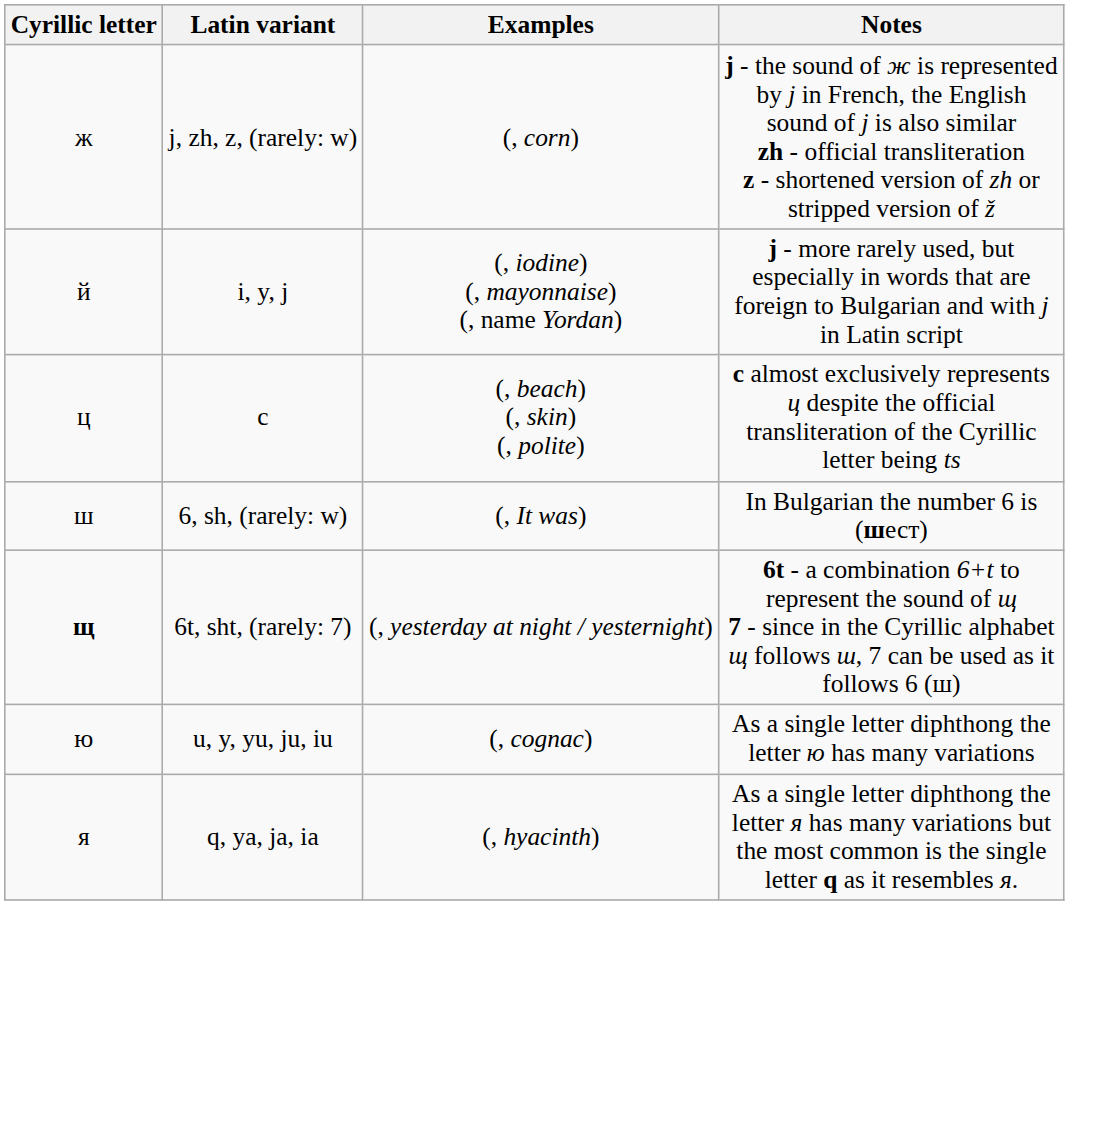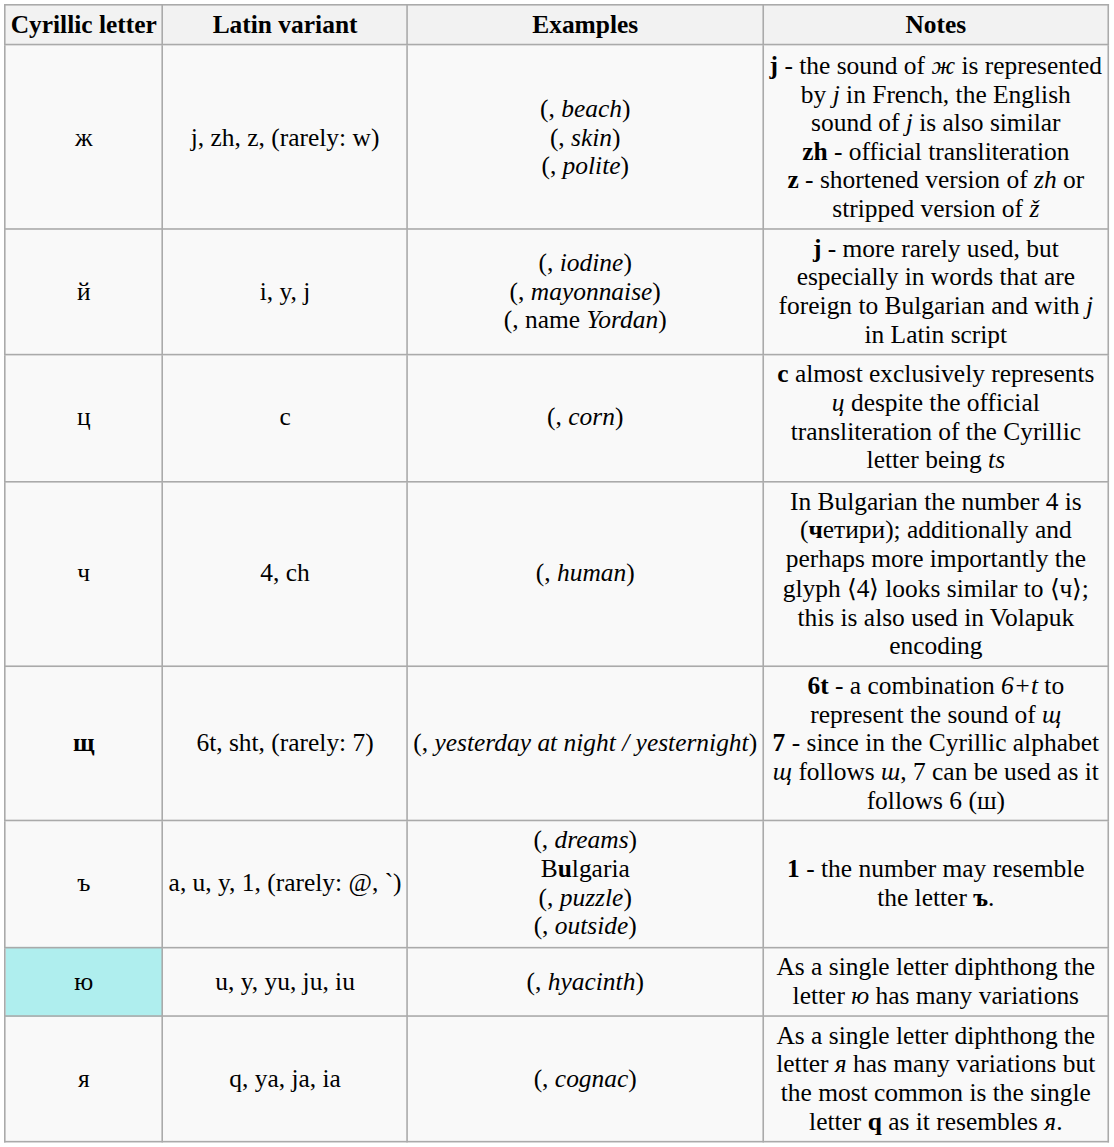(541, 136) (, corn) -> (585, 136) (, beach) (, skin) (, polite)
(541, 417) (, beach) (, skin) (, polite) -> (585, 417) (, corn)
+ row: (285, 573)
- row: (263, 515)
+ row: (285, 883)
(84, 738) no background -> (84, 981) paleturquoise background
(541, 738) (, cognac) -> (585, 981) (, hyacinth)
(541, 836) (, hyacinth) -> (585, 1078) (, cognac)
